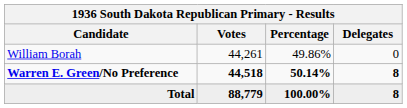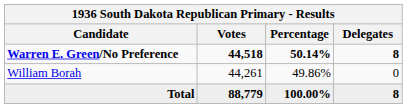rows swapped: (93, 73) <-> (44, 53)
